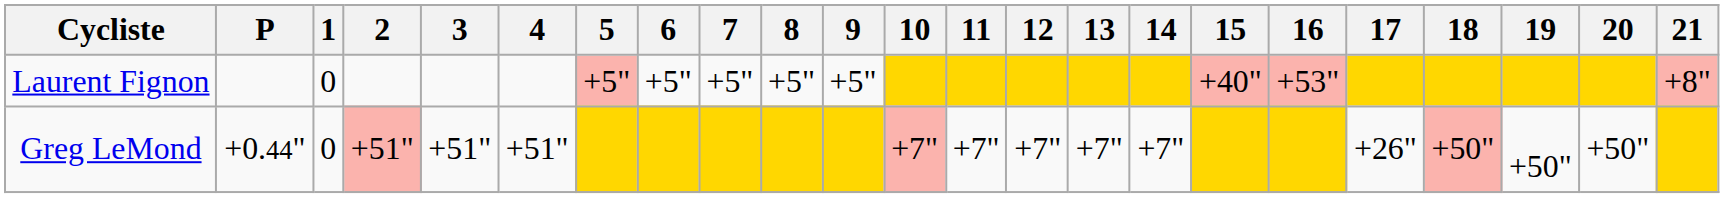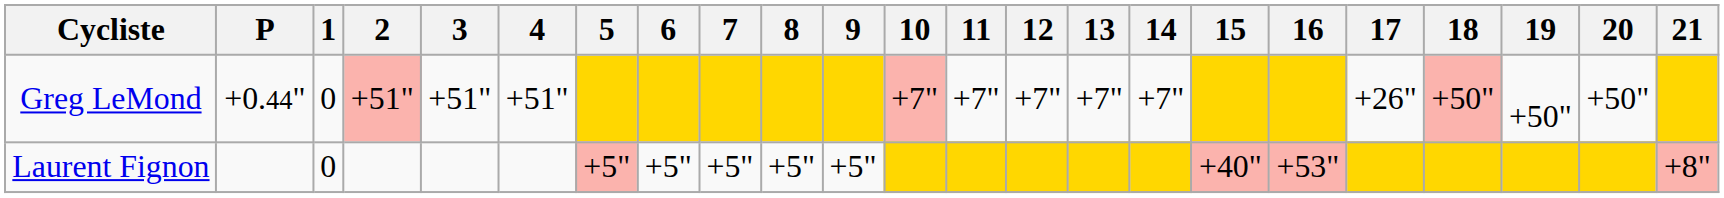rows swapped: (111, 148) <-> (111, 80)
